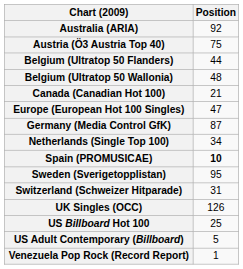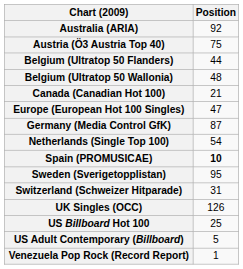(216, 142) 34 -> (216, 142) 54
